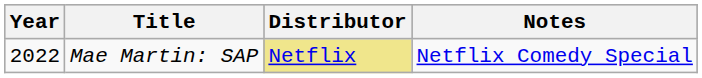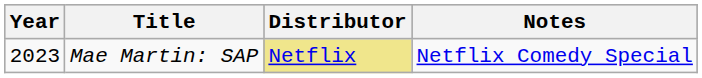(35, 56) 2022 -> (35, 56) 2023
